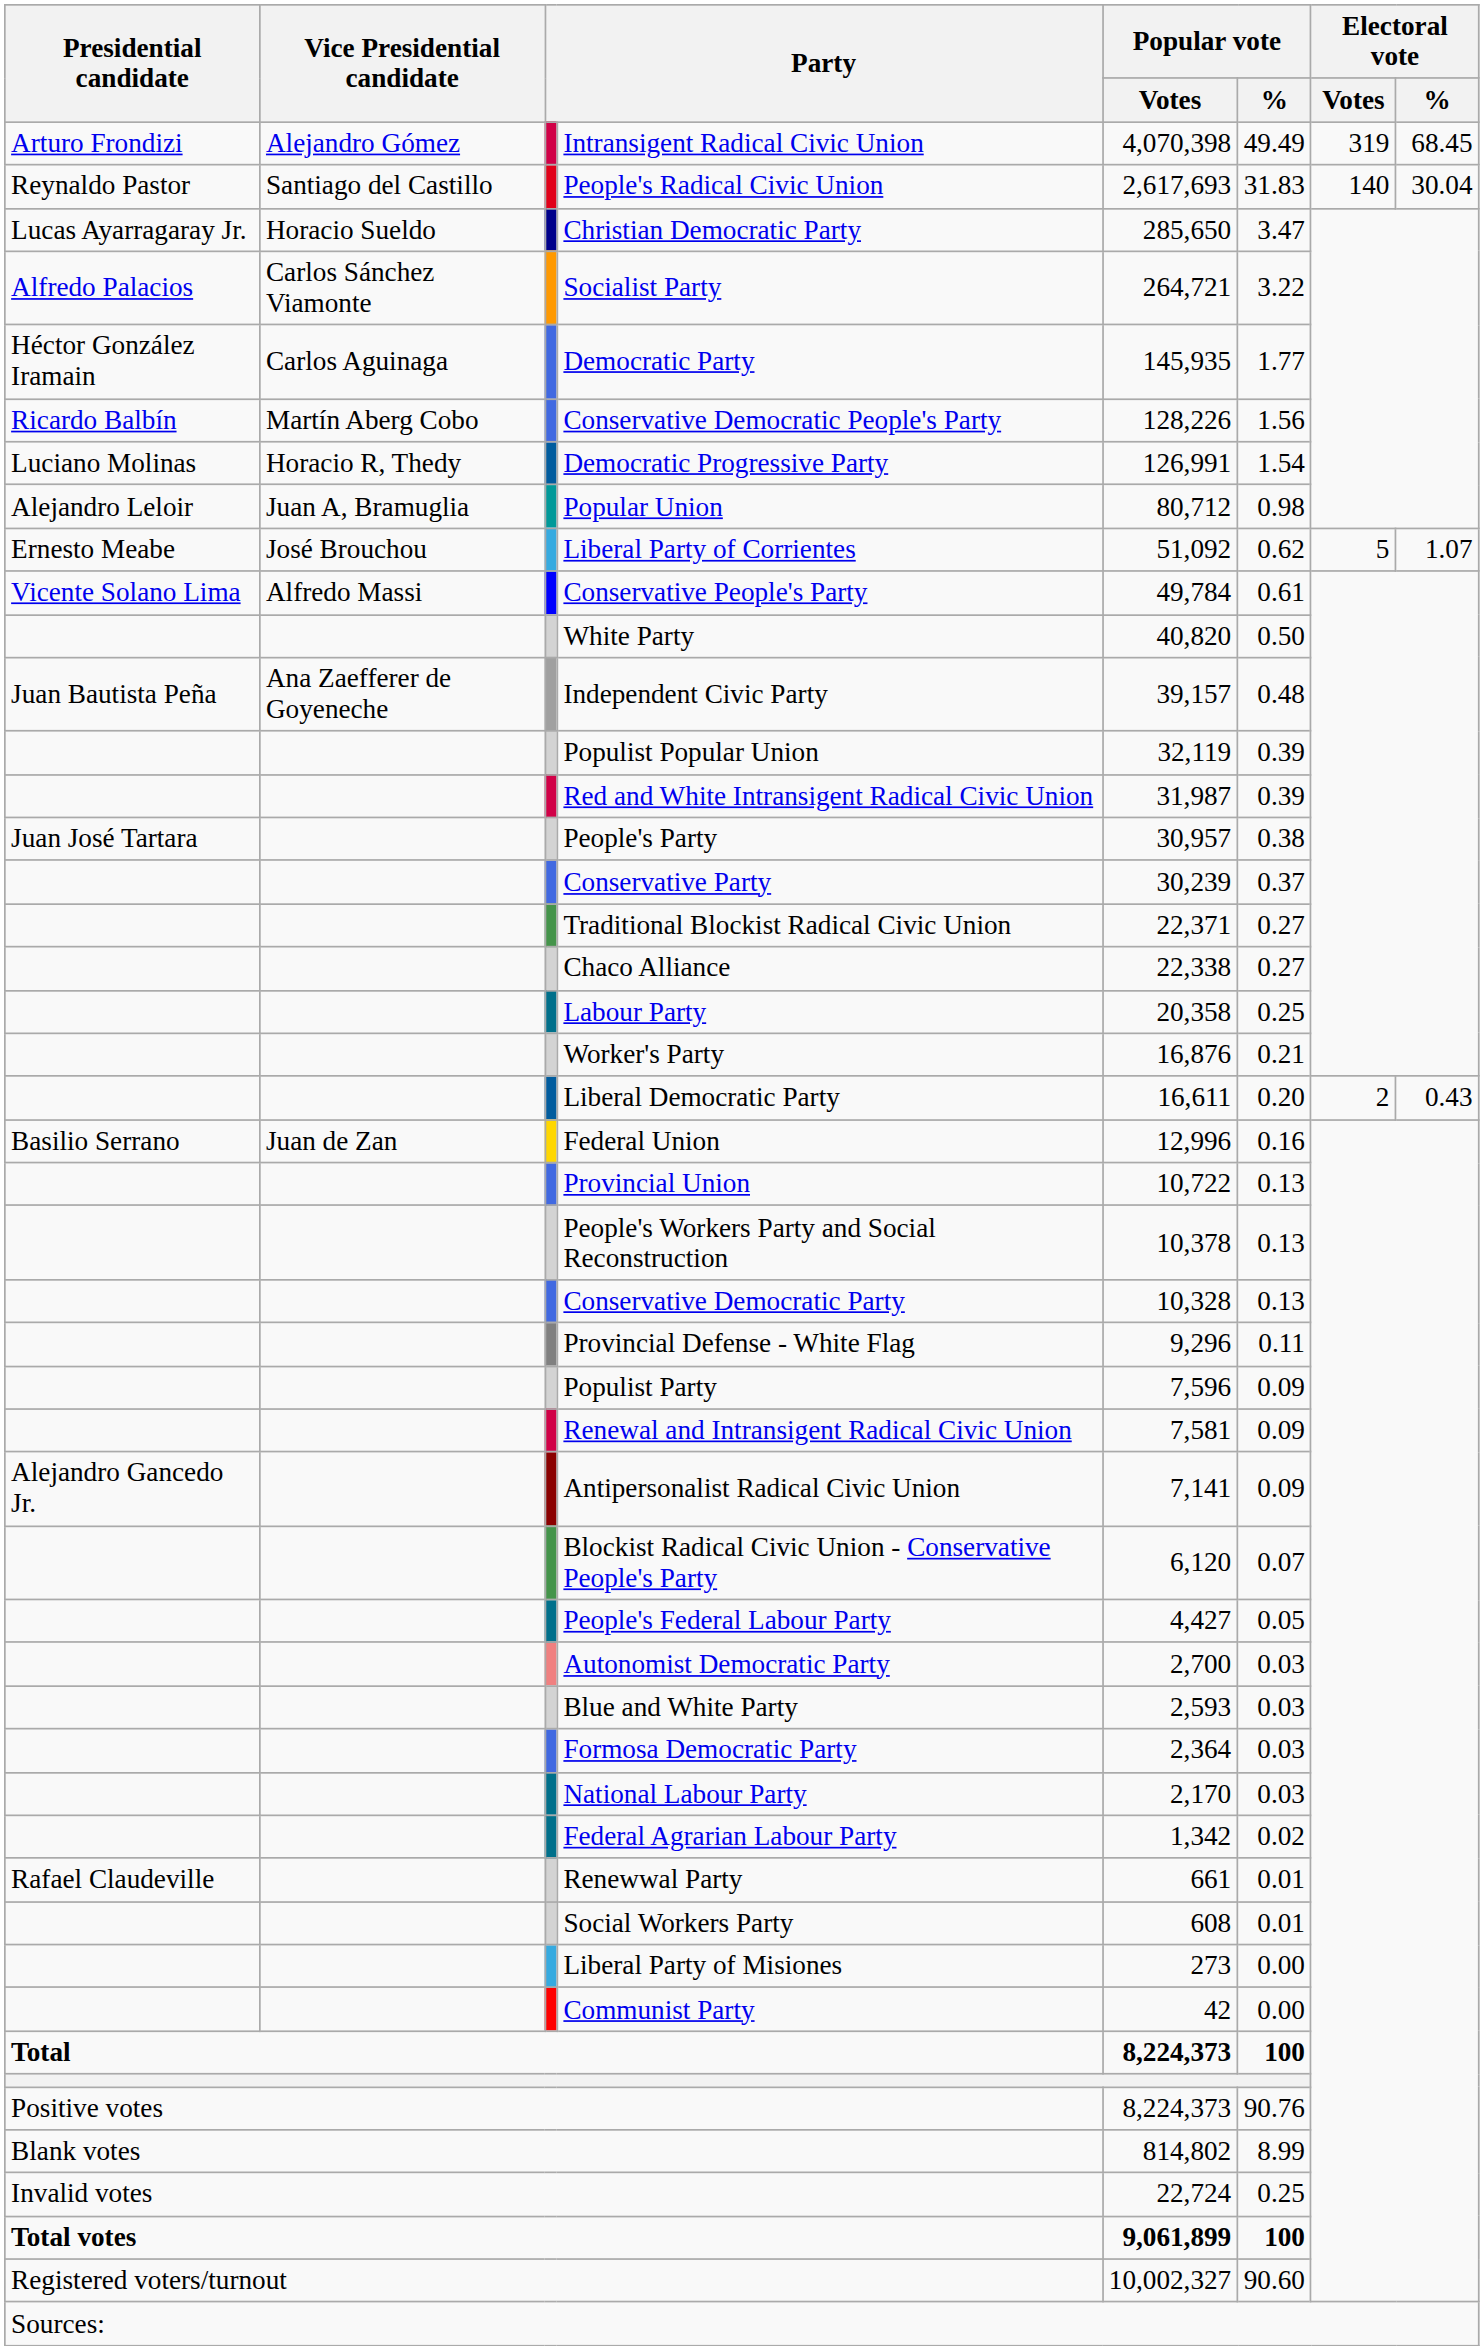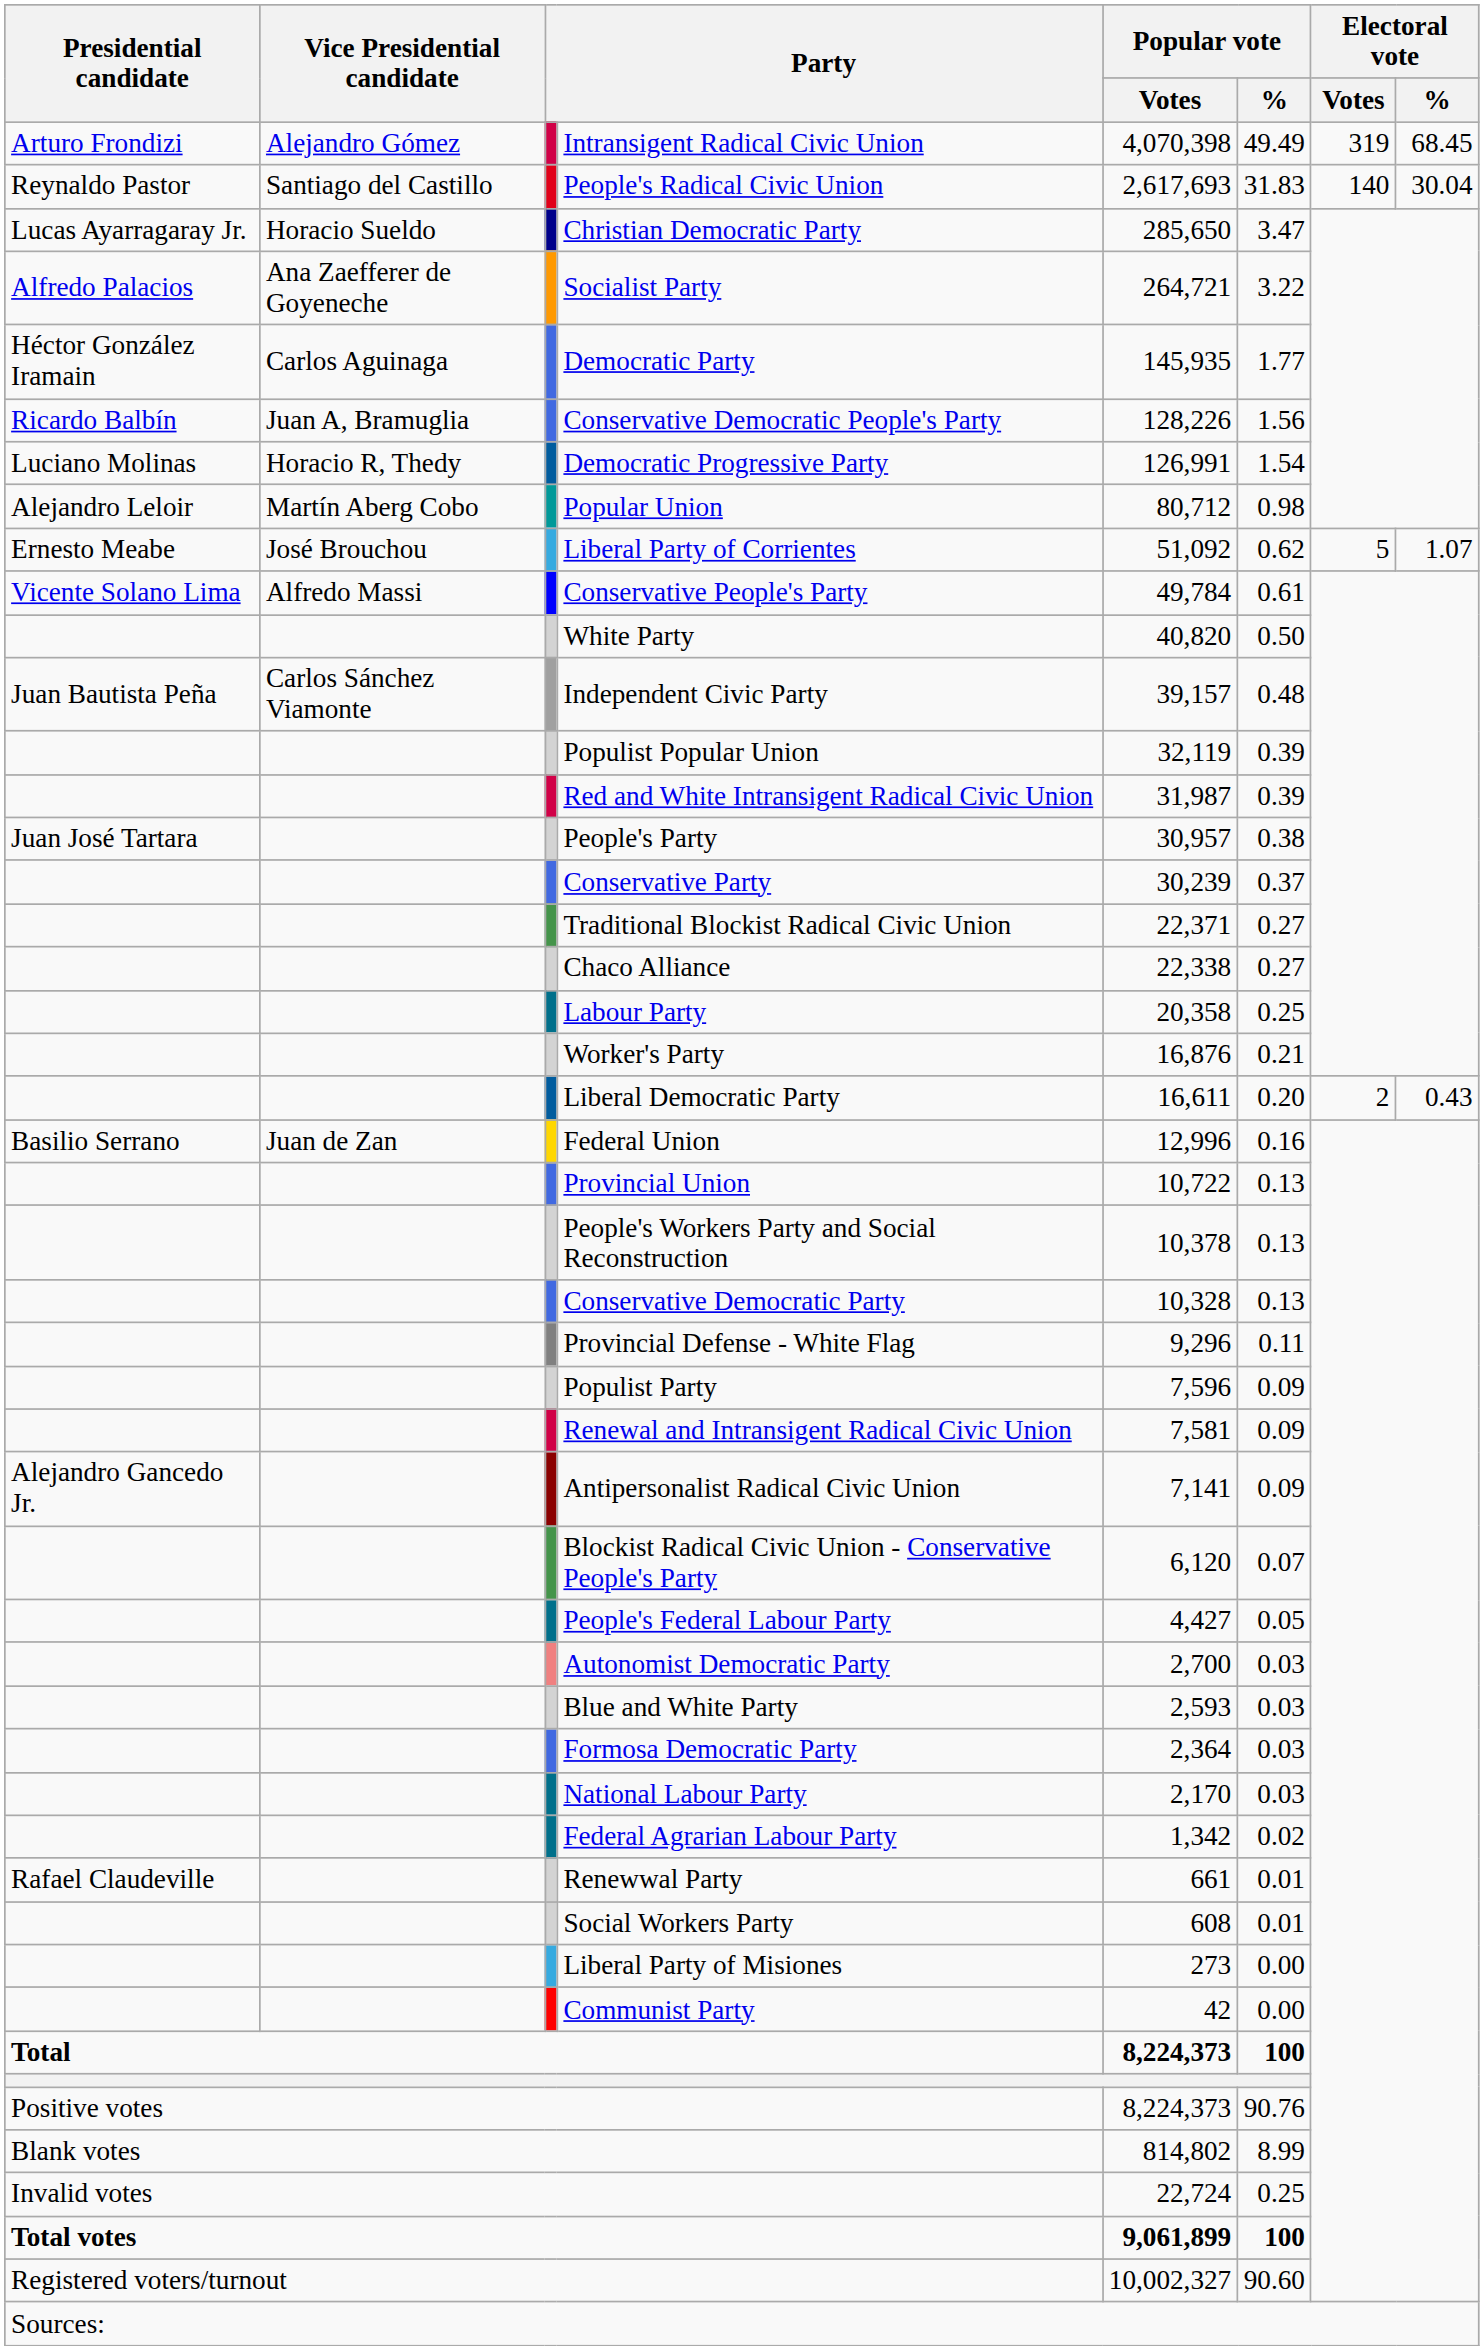(350, 287) Carlos Sánchez Viamonte -> (359, 287) Ana Zaefferer de Goyeneche
(372, 419) Martín Aberg Cobo -> (368, 419) Juan A, Bramuglia
(368, 506) Juan A, Bramuglia -> (372, 506) Martín Aberg Cobo
(359, 693) Ana Zaefferer de Goyeneche -> (350, 693) Carlos Sánchez Viamonte
